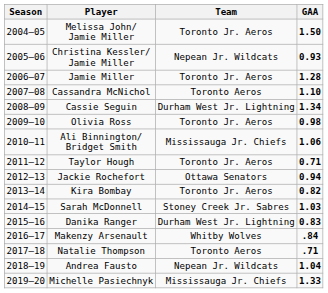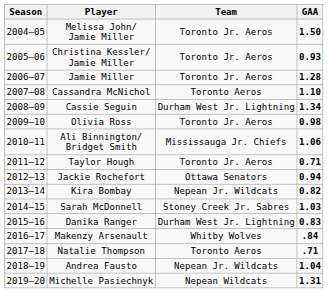(226, 57) Nepean Jr. Wildcats -> (226, 57) Toronto Jr. Aeros
(226, 192) Toronto Jr. Aeros -> (226, 192) Nepean Jr. Wildcats
(226, 281) Mississauga Jr. Chiefs -> (226, 281) Nepean Wildcats
(310, 281) 1.33 -> (310, 281) 1.31
